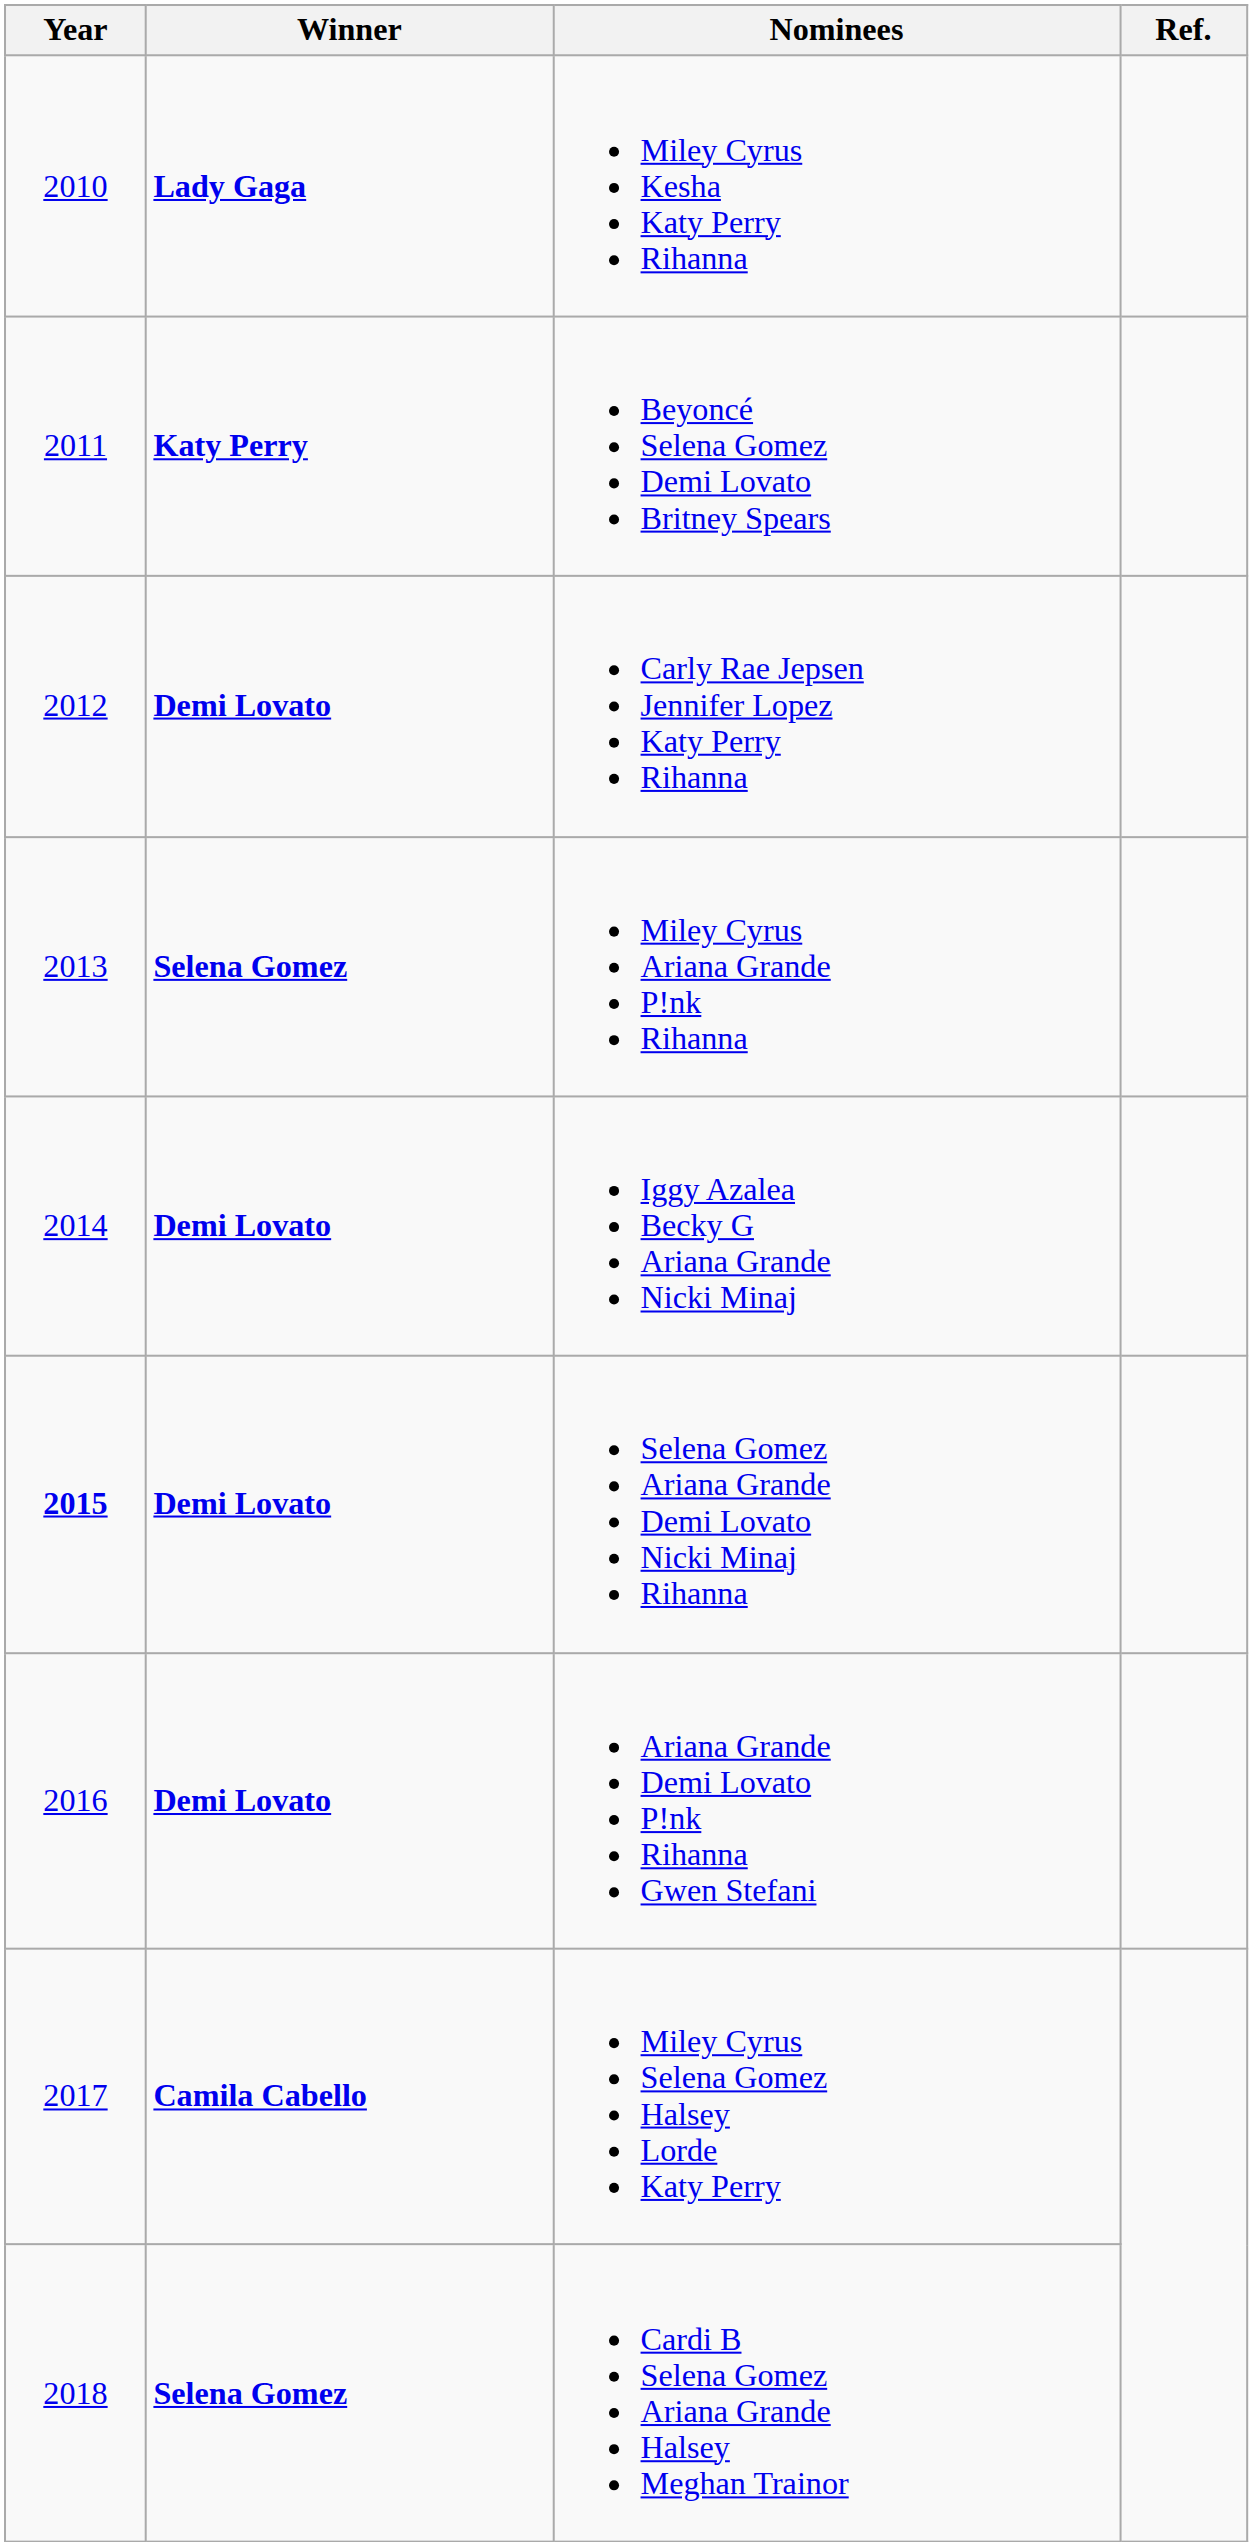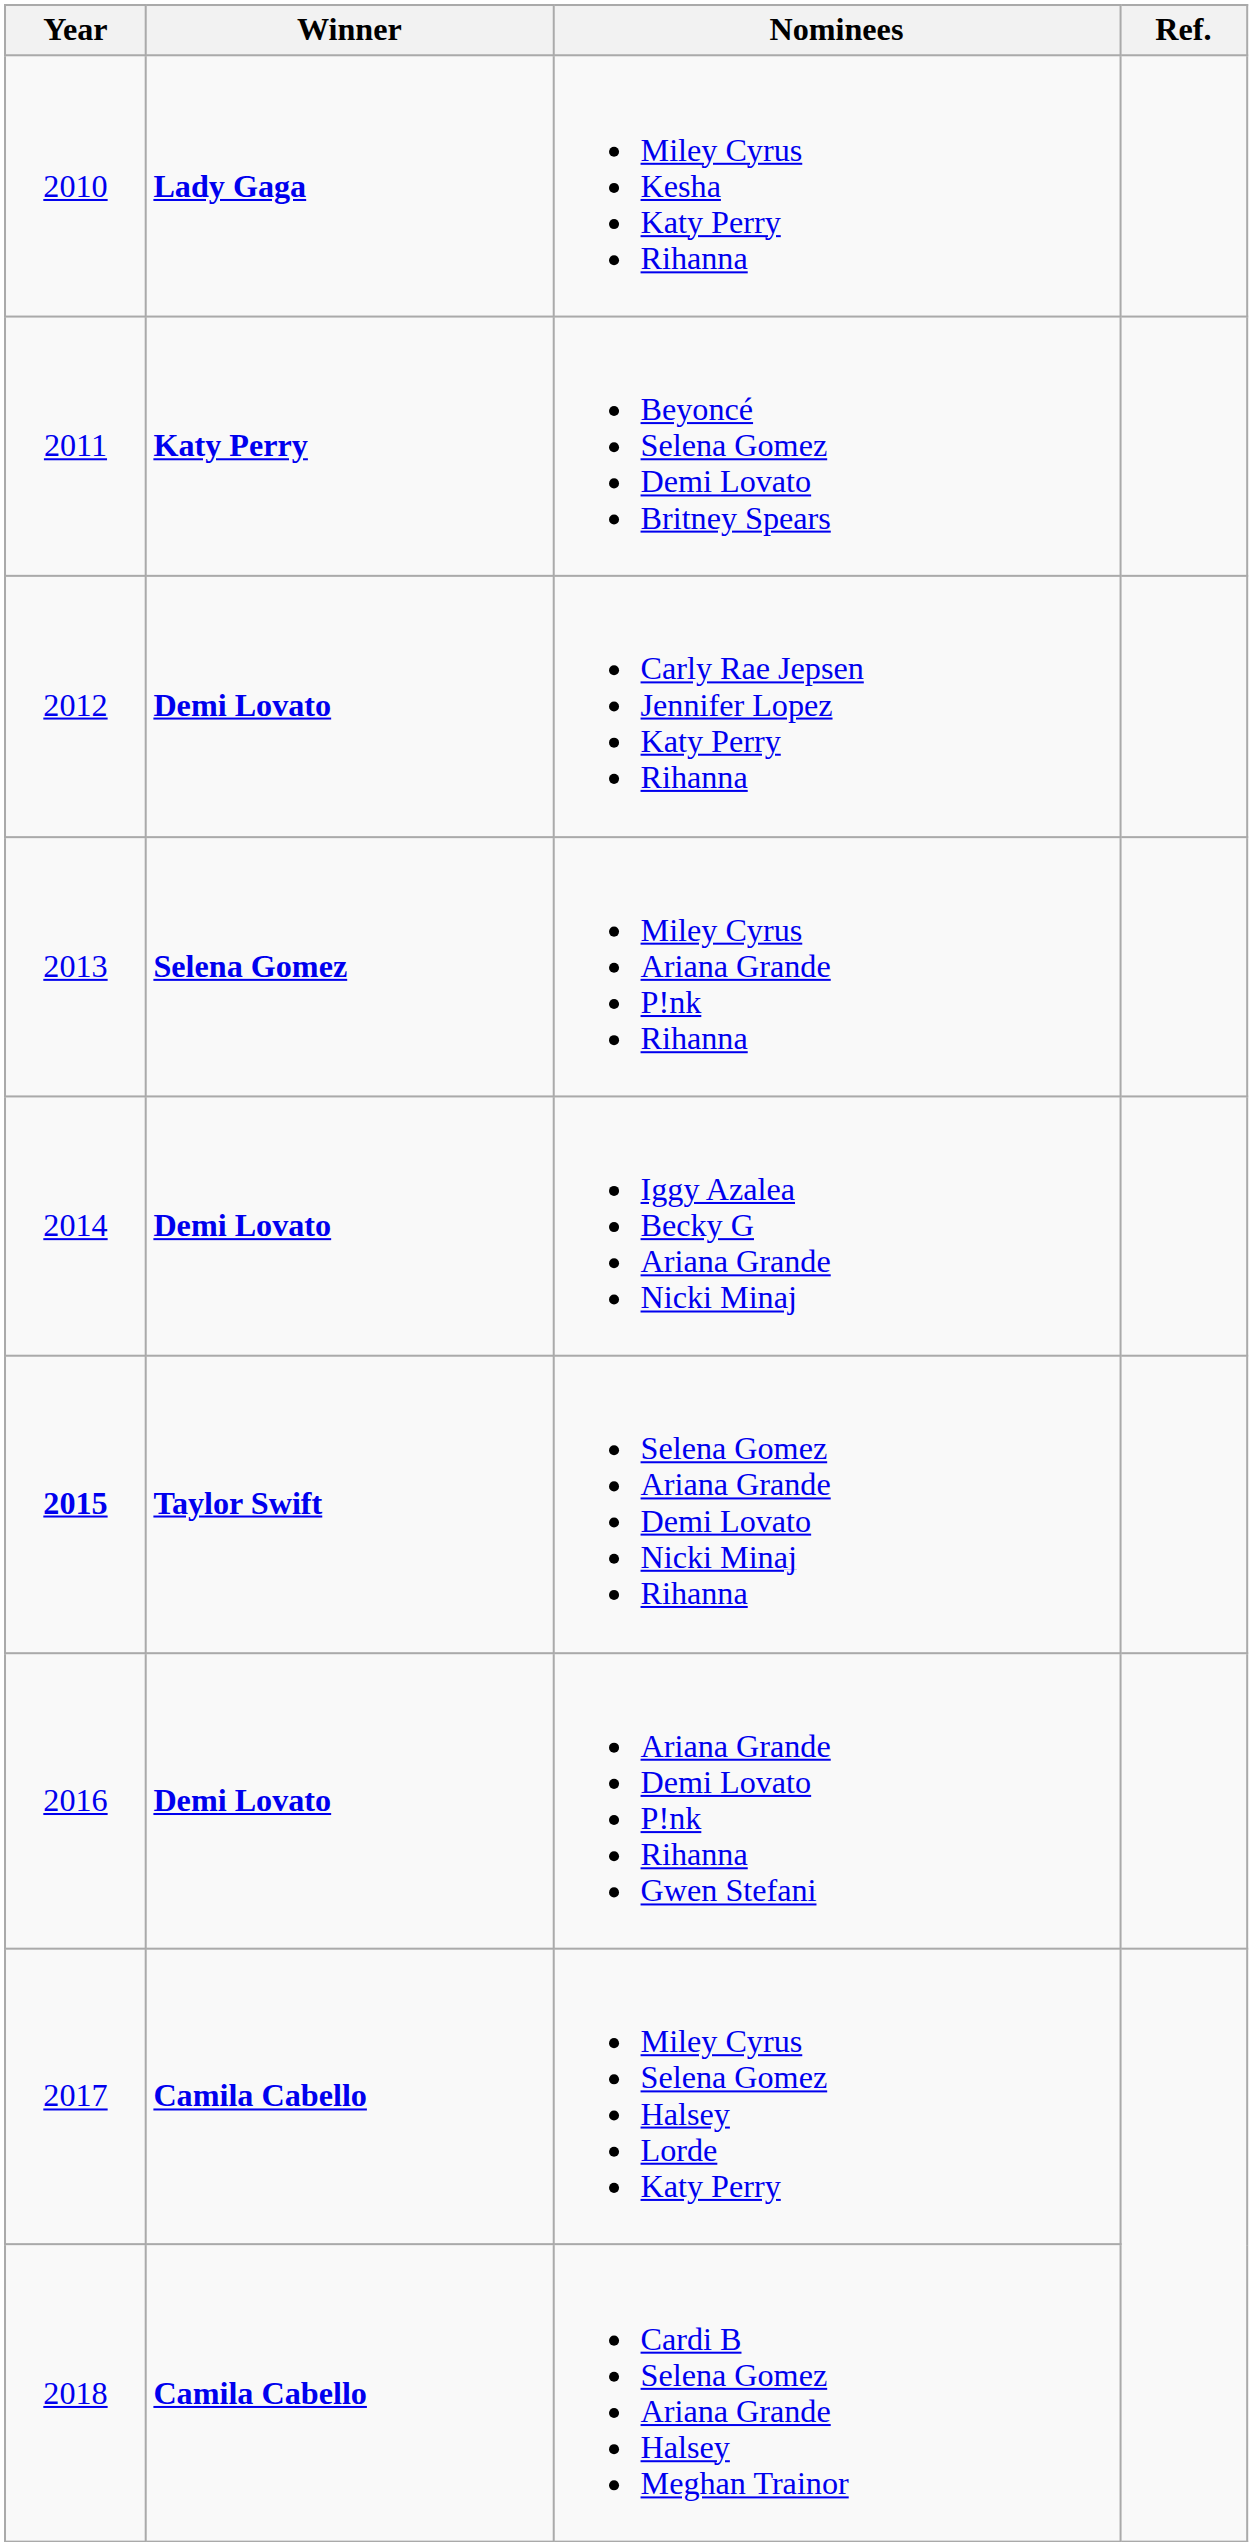(242, 1503) Demi Lovato -> (238, 1503) Taylor Swift
(250, 2392) Selena Gomez -> (260, 2392) Camila Cabello
